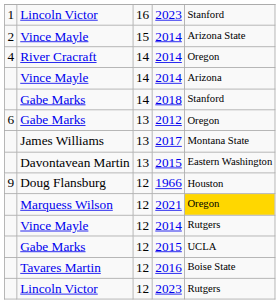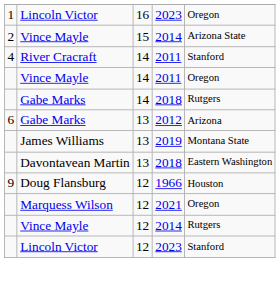(206, 15) Stanford -> (203, 15) Oregon
(169, 57) 2014 -> (168, 57) 2011
(203, 57) Oregon -> (206, 57) Stanford
(169, 78) 2014 -> (168, 78) 2011
(205, 78) Arizona -> (203, 78) Oregon
(206, 99) Stanford -> (204, 99) Rutgers
(203, 120) Oregon -> (205, 120) Arizona
(169, 141) 2017 -> (169, 141) 2019
(169, 162) 2015 -> (169, 162) 2018
(203, 204) gold background -> (203, 204) no background
- row: (53, 246)
- row: (61, 267)
(204, 288) Rutgers -> (206, 246) Stanford
